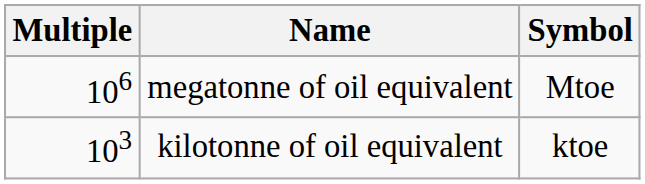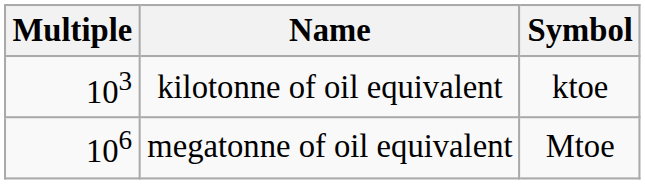rows swapped: (330, 147) <-> (330, 86)
